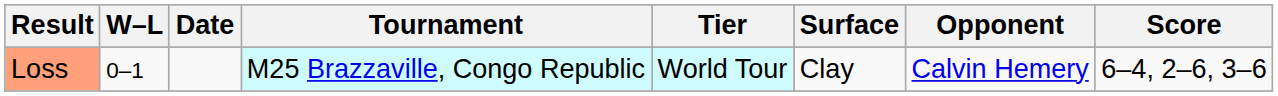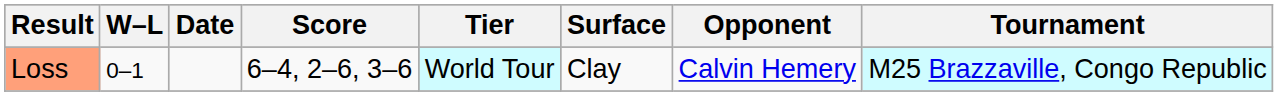columns swapped: (446, 25) <-> (1184, 25)
